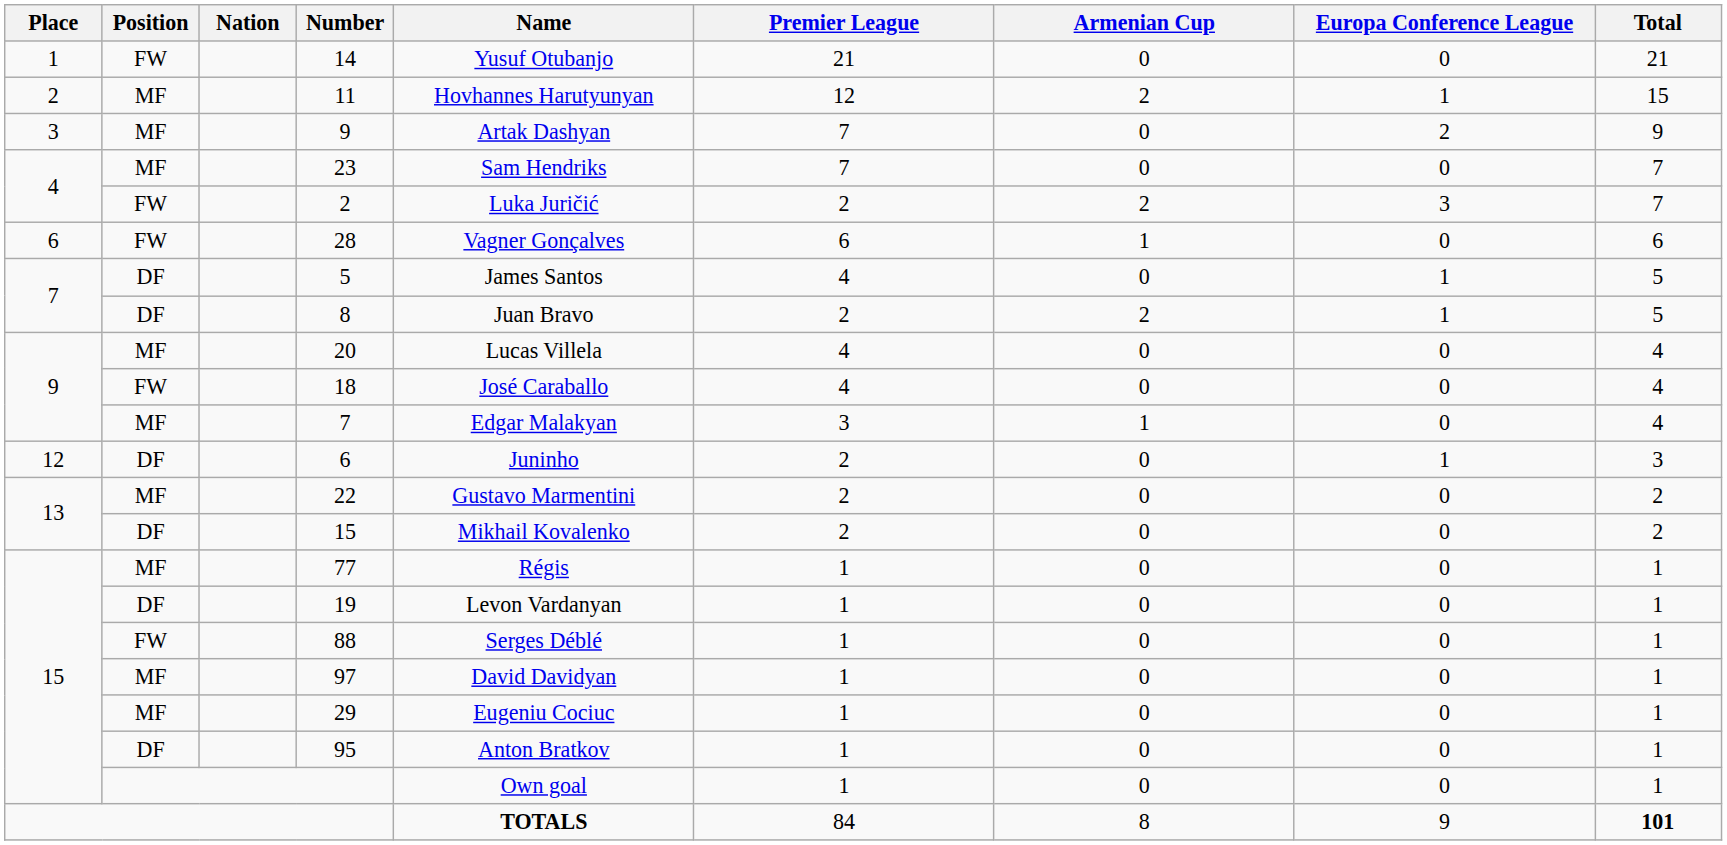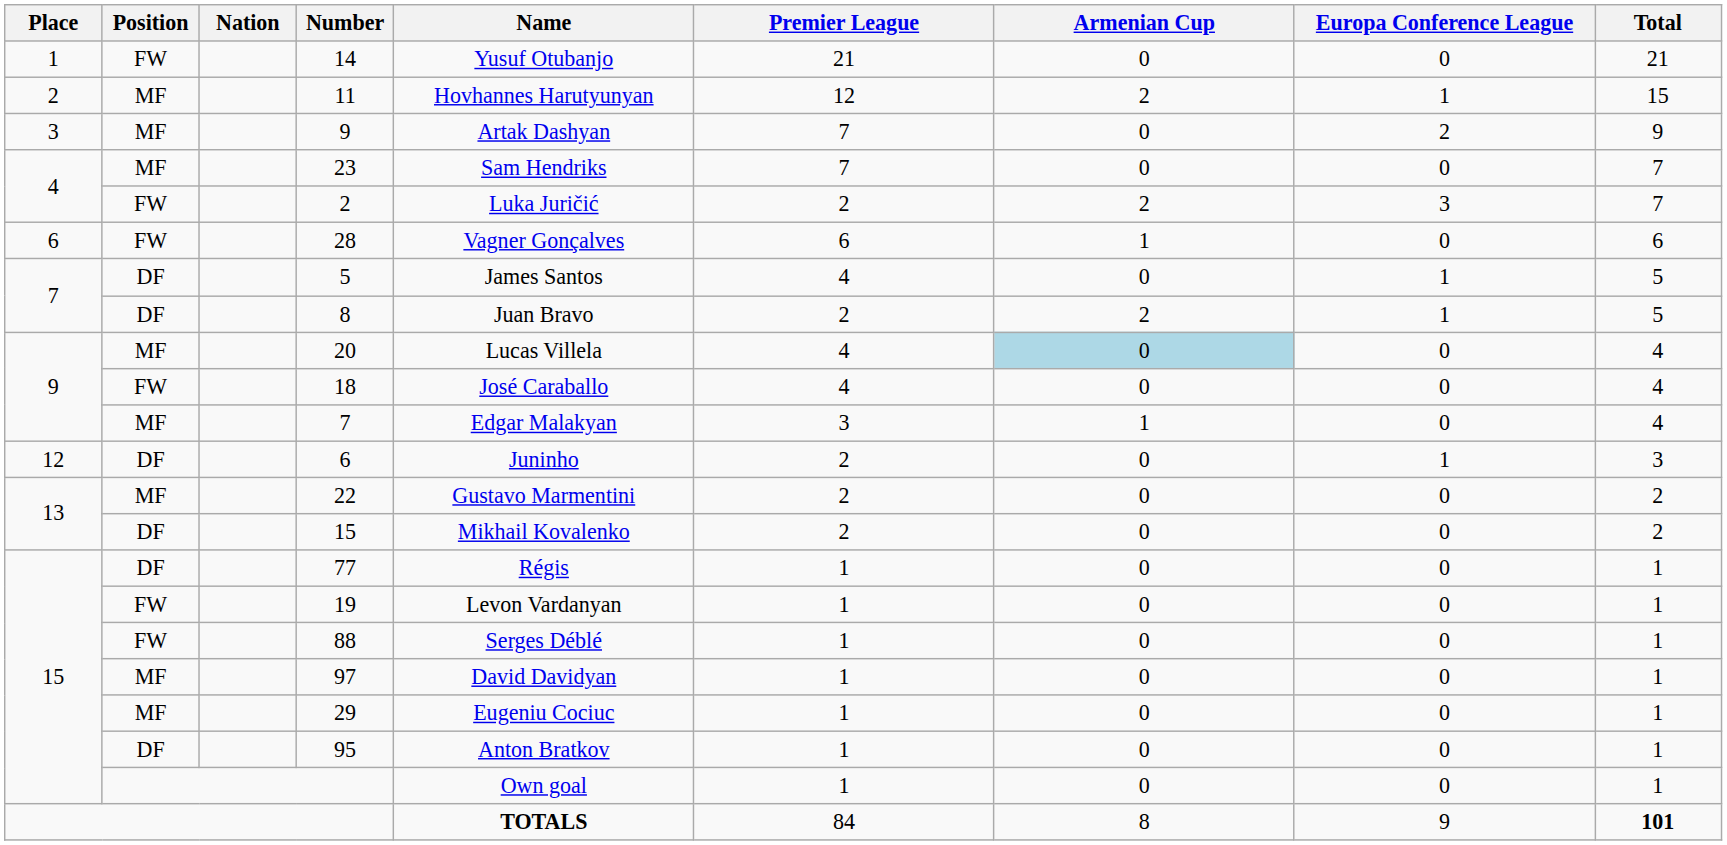(1144, 349) no background -> (1144, 349) lightblue background
(151, 567) MF -> (151, 567) DF
(151, 604) DF -> (151, 604) FW
